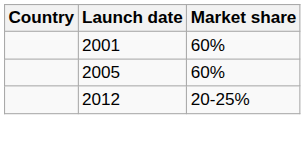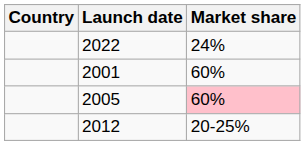+ row: (101, 45)
(208, 72) no background -> (208, 99) pink background
